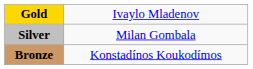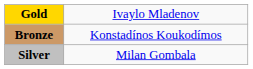rows swapped: (34, 34) <-> (34, 54)
